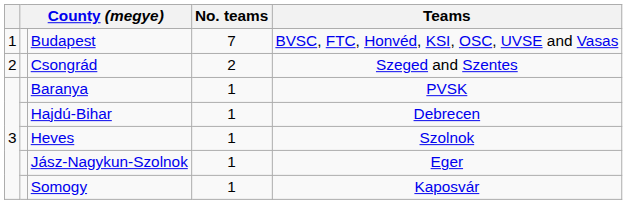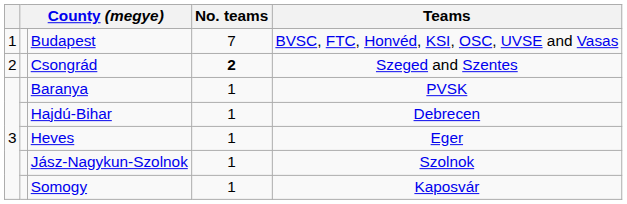(232, 65) normal -> (232, 65) bold
(447, 138) Szolnok -> (447, 138) Eger
(447, 162) Eger -> (447, 162) Szolnok
